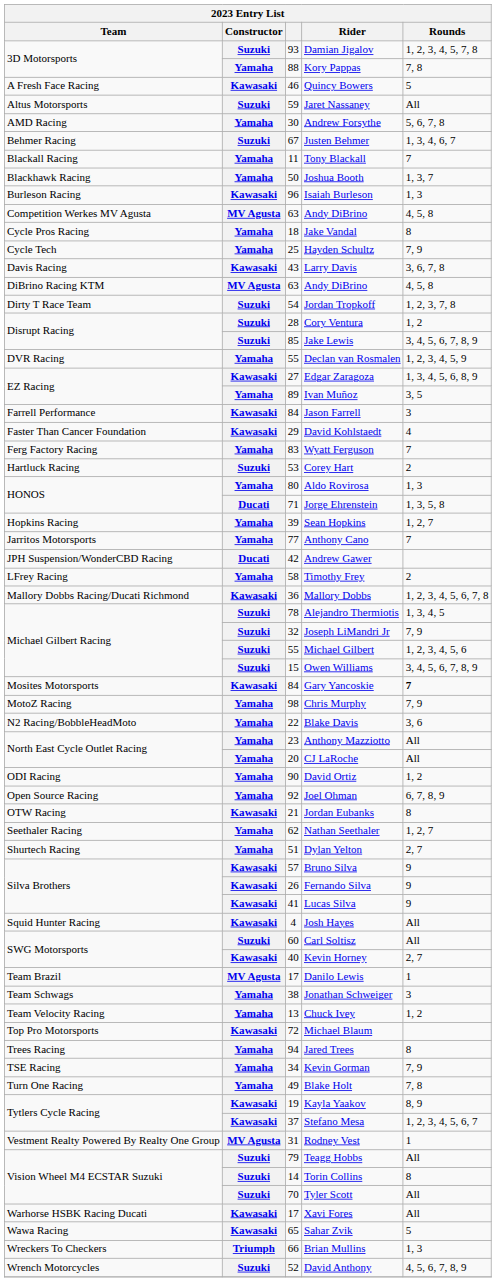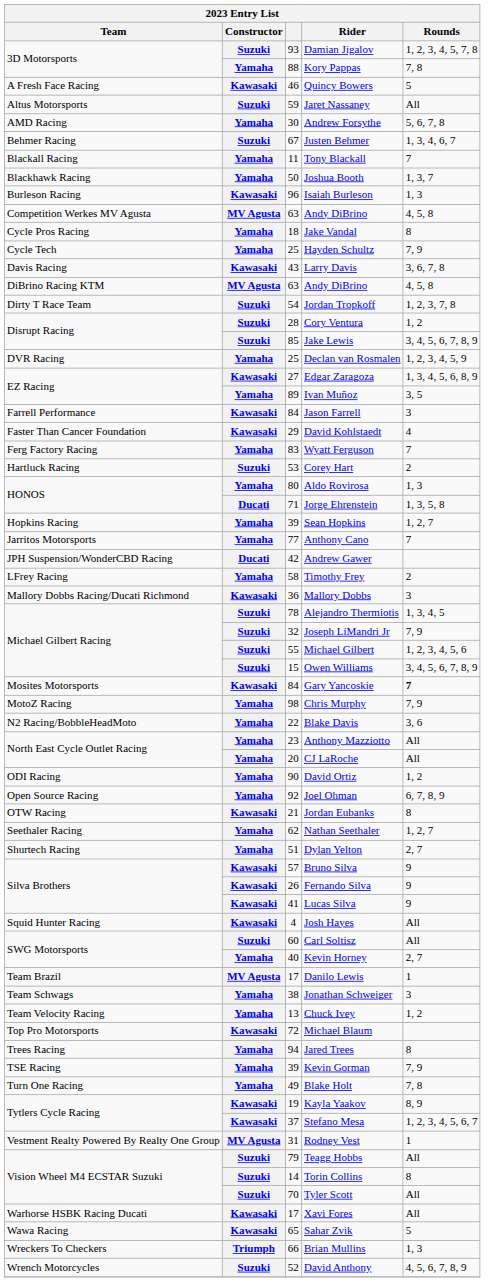(293, 358) 55 -> (293, 358) 25
(447, 594) 1, 2, 3, 4, 5, 6, 7, 8 -> (409, 594) 3
(254, 958) Kawasaki -> (254, 958) Yamaha
(293, 1067) 34 -> (293, 1067) 39
